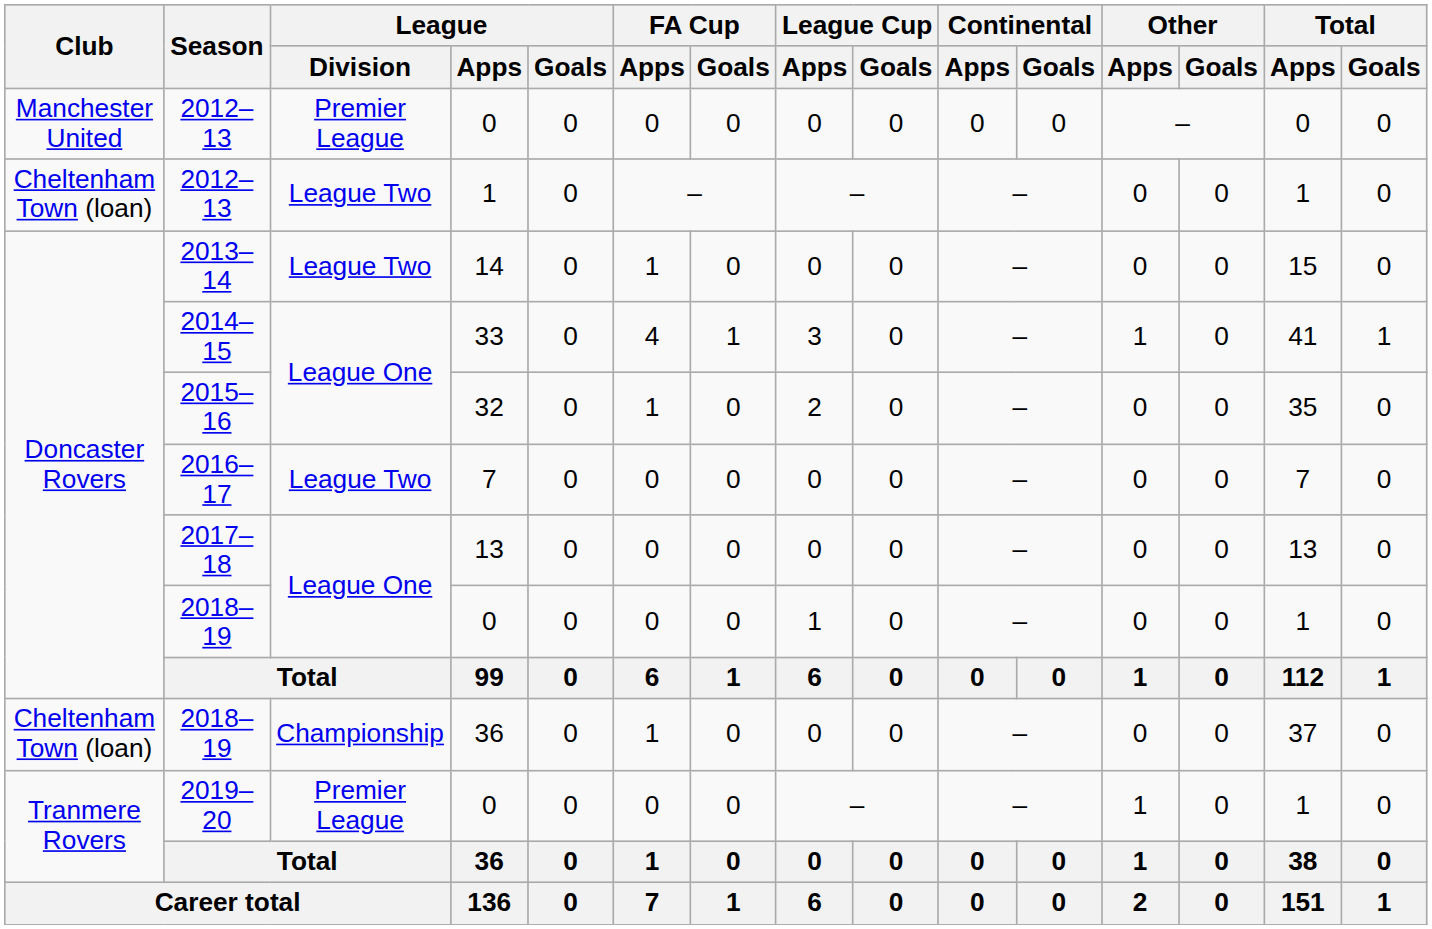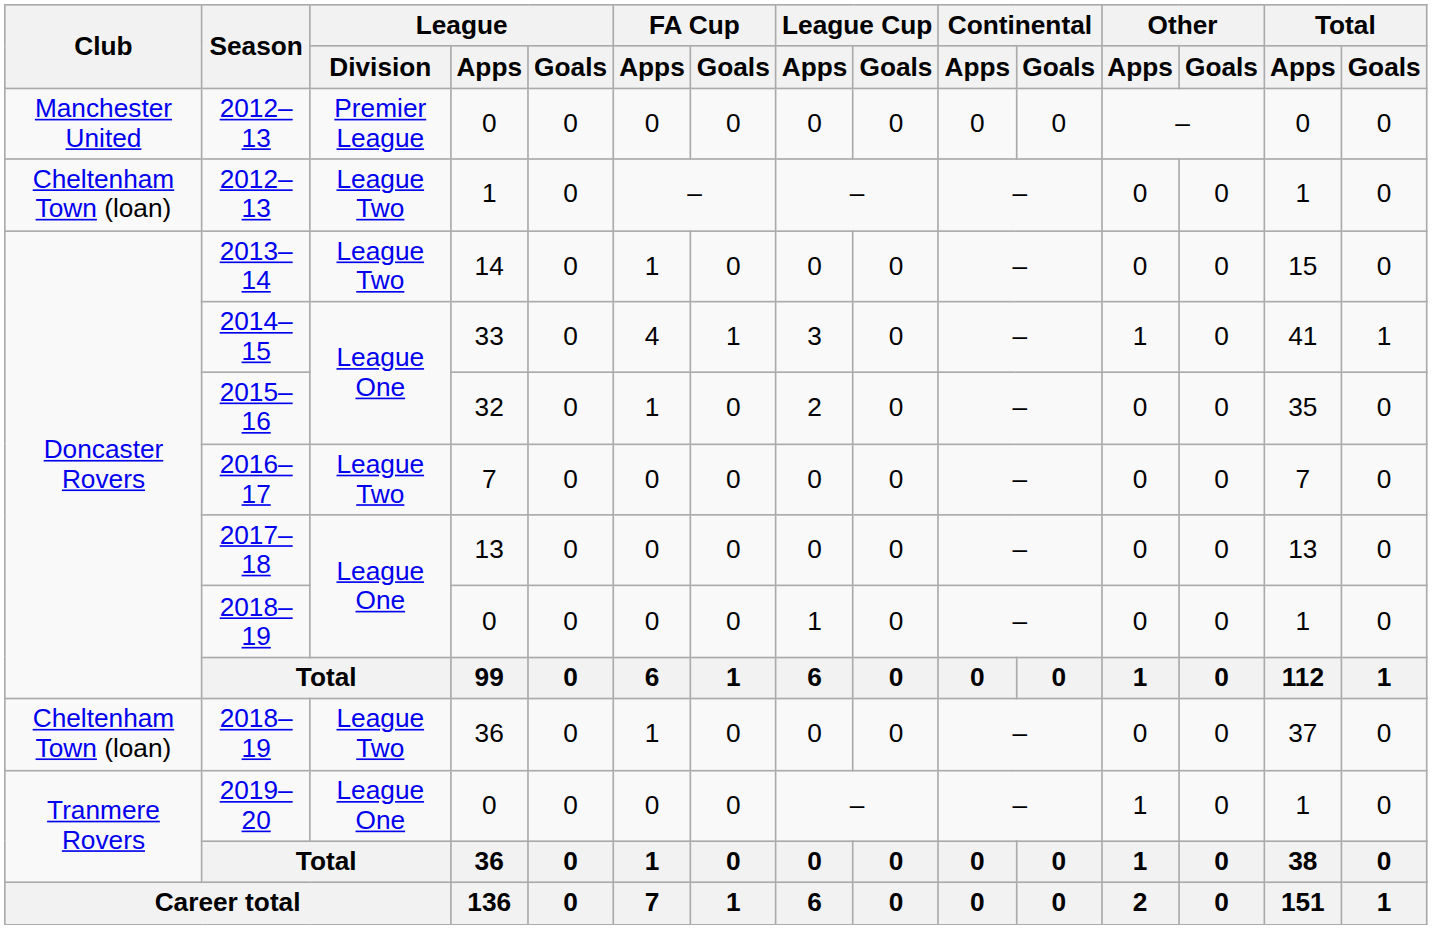(360, 733) Championship -> (380, 733) League Two
(360, 805) Premier League -> (380, 805) League One
